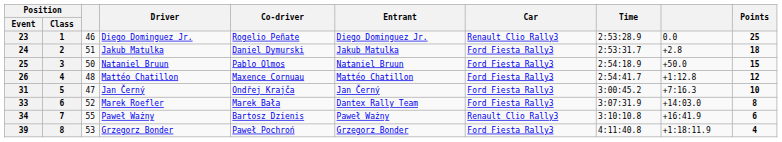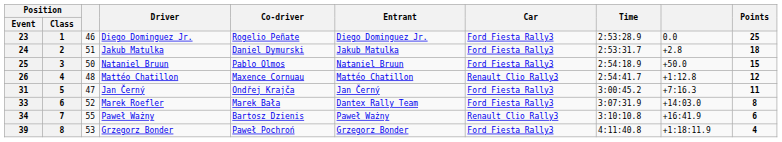(513, 38) Renault Clio Rally3 -> (510, 38) Ford Fiesta Rally3
(510, 77) Ford Fiesta Rally3 -> (513, 77) Renault Clio Rally3
(755, 91) 10 -> (755, 91) 11
